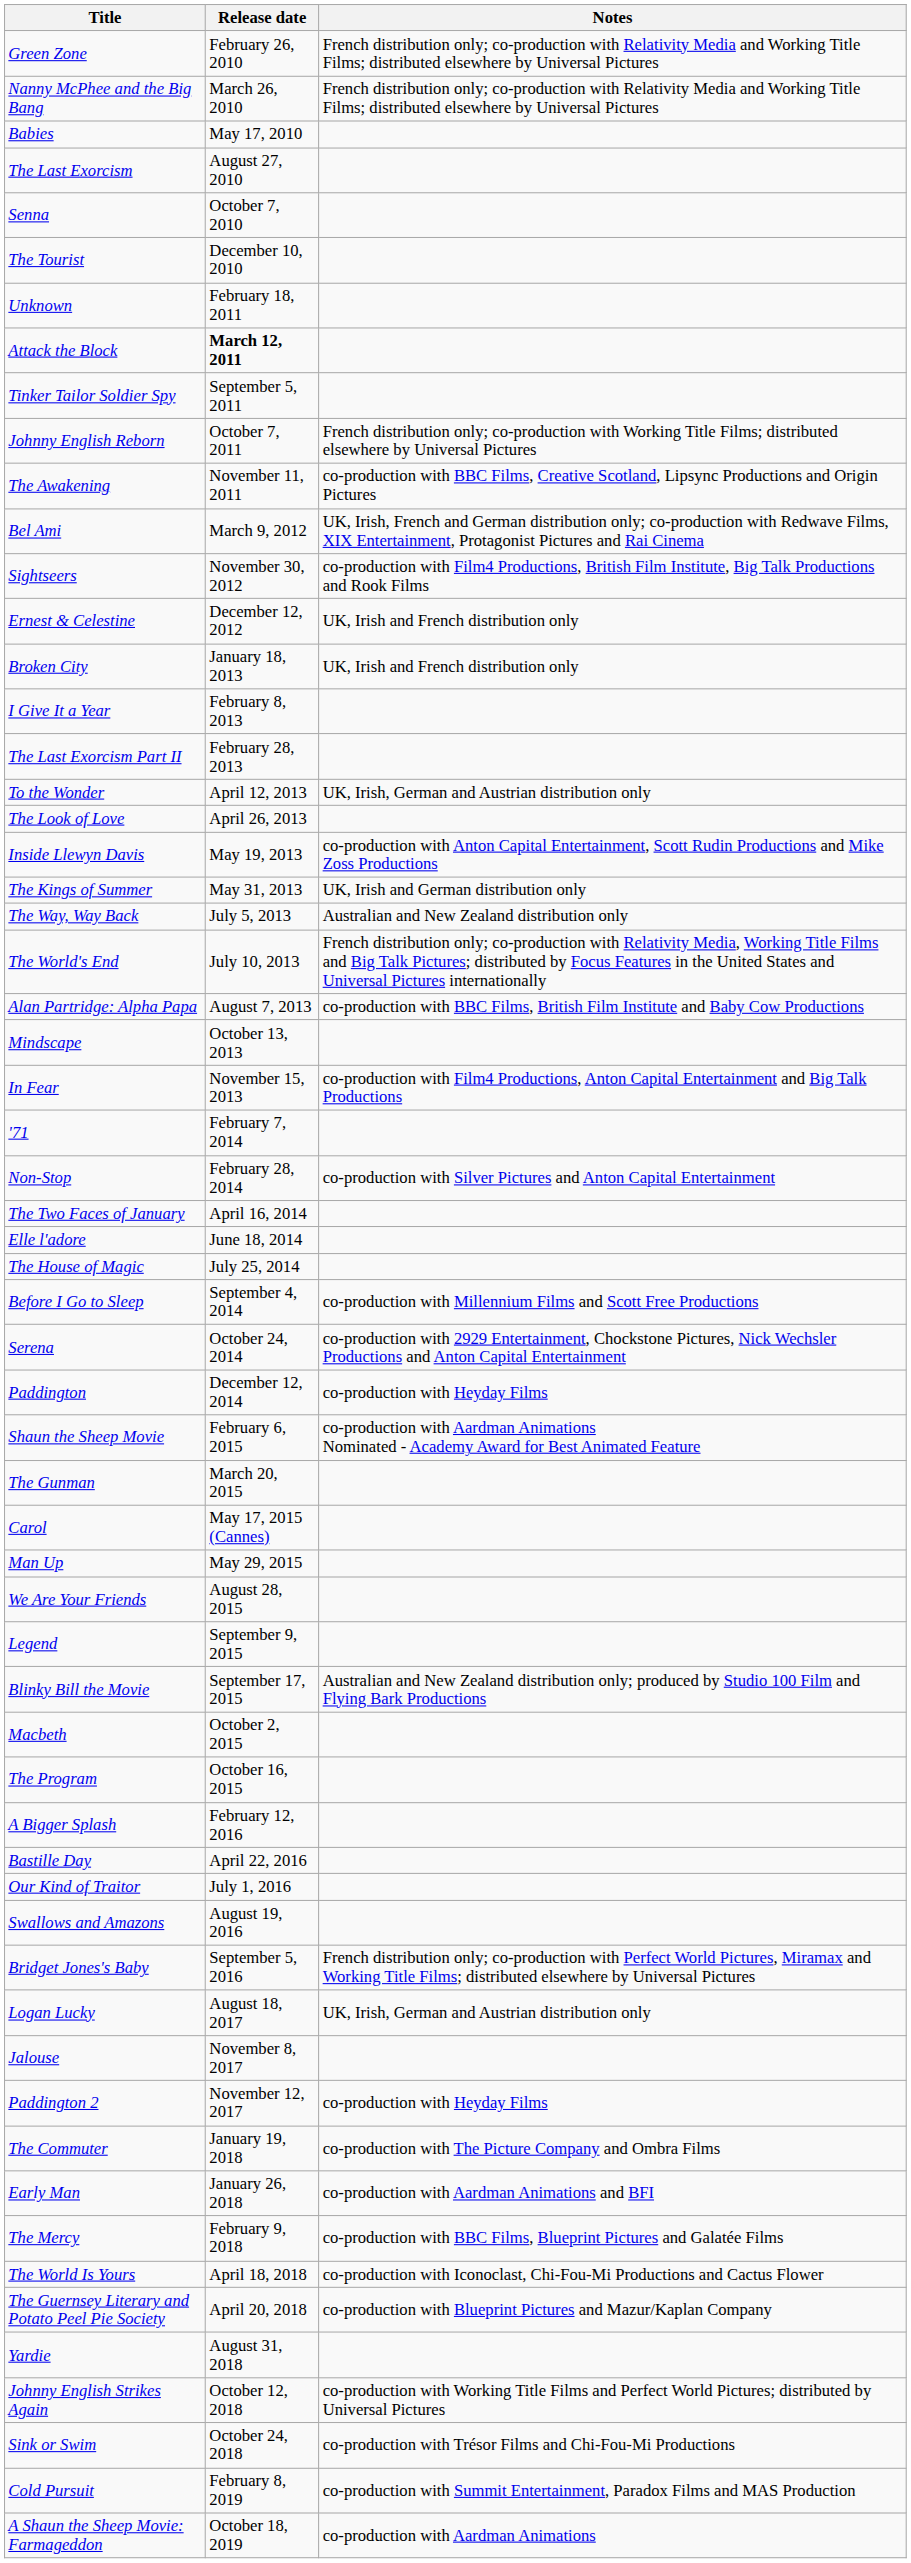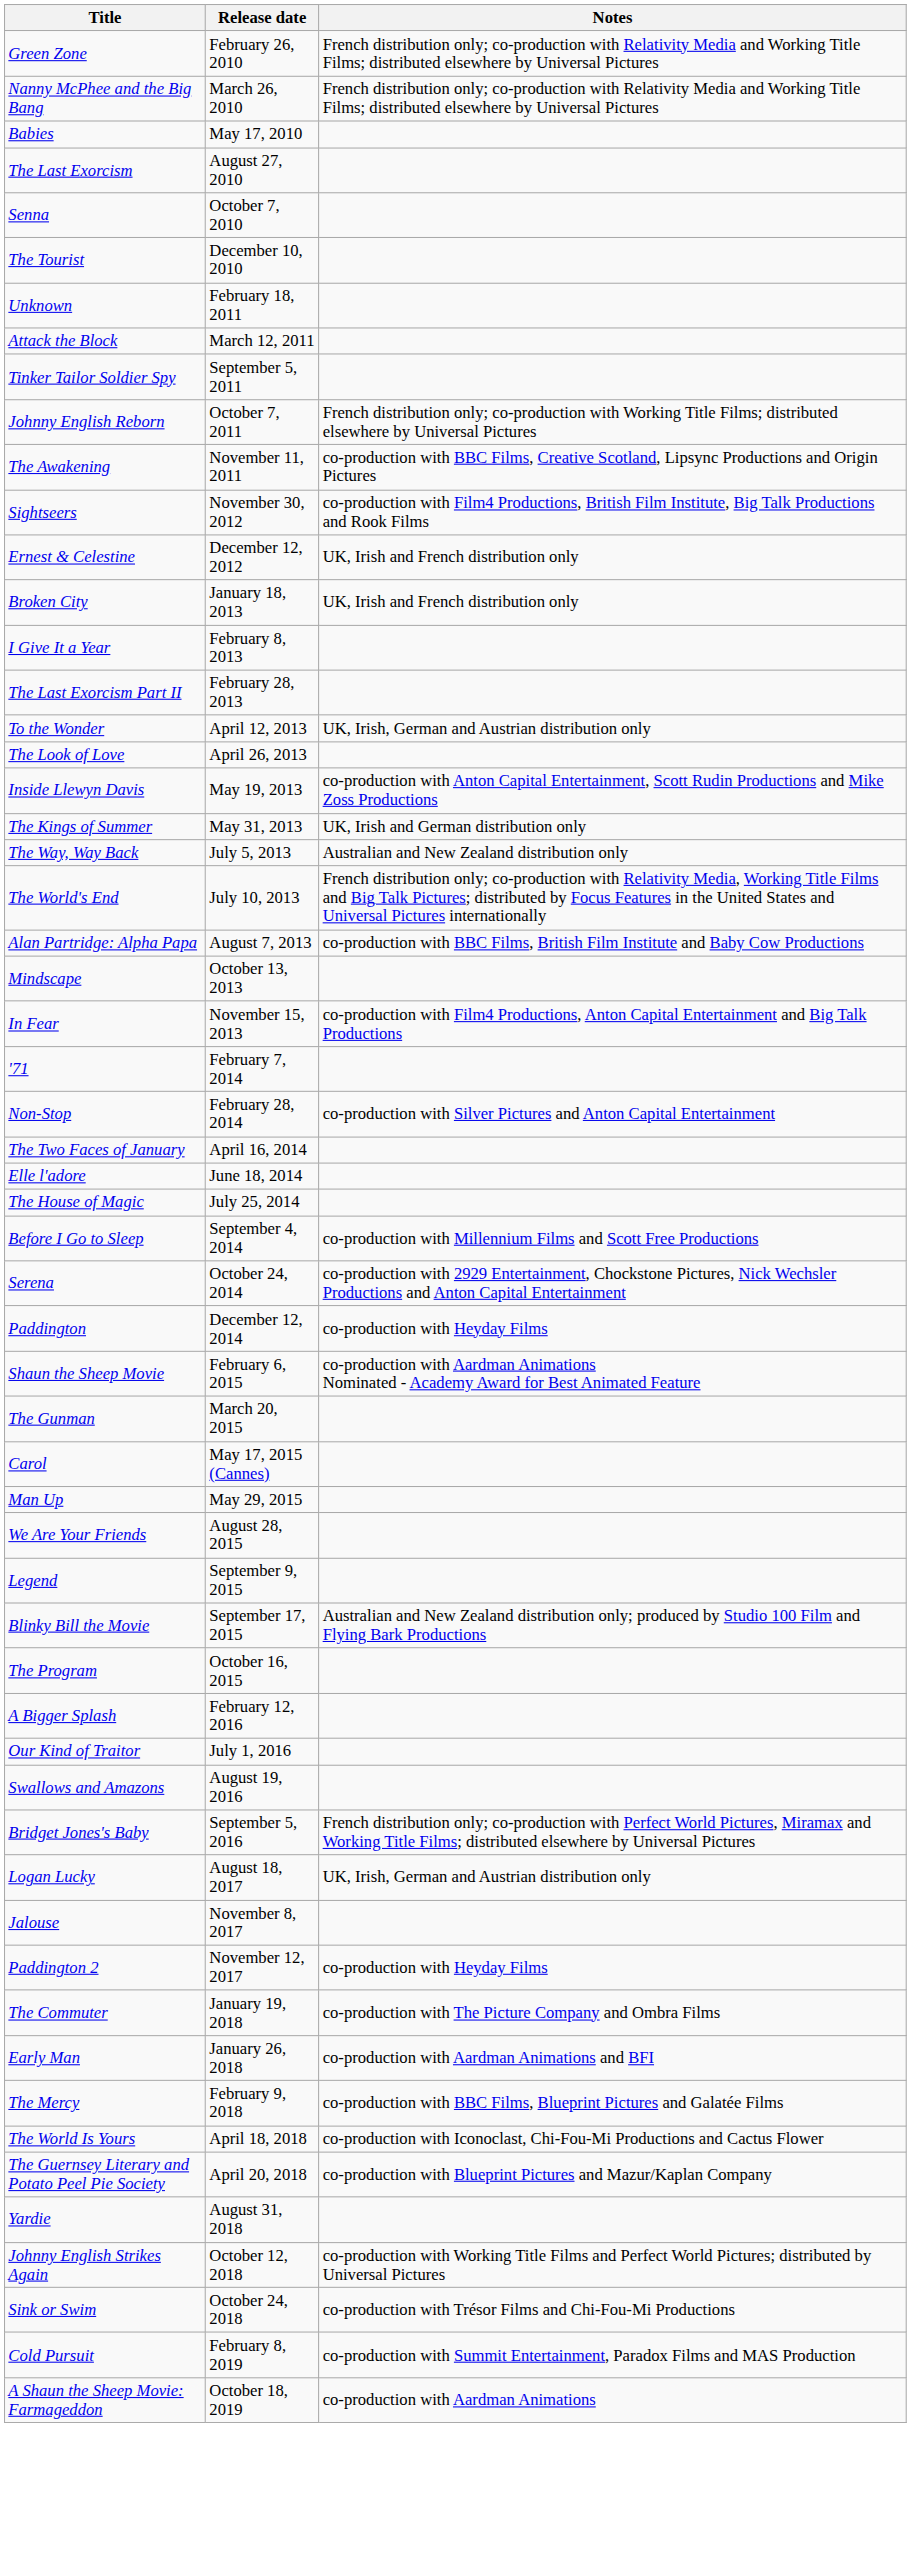(246, 350) bold -> (262, 341) normal
- row: (35, 530)
- row: (37, 1734)
- row: (50, 1860)
